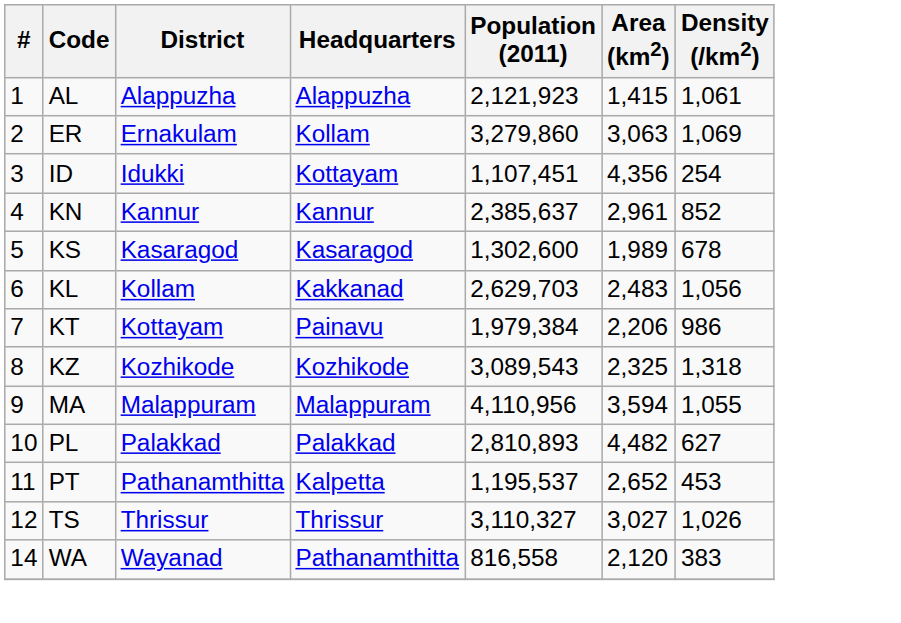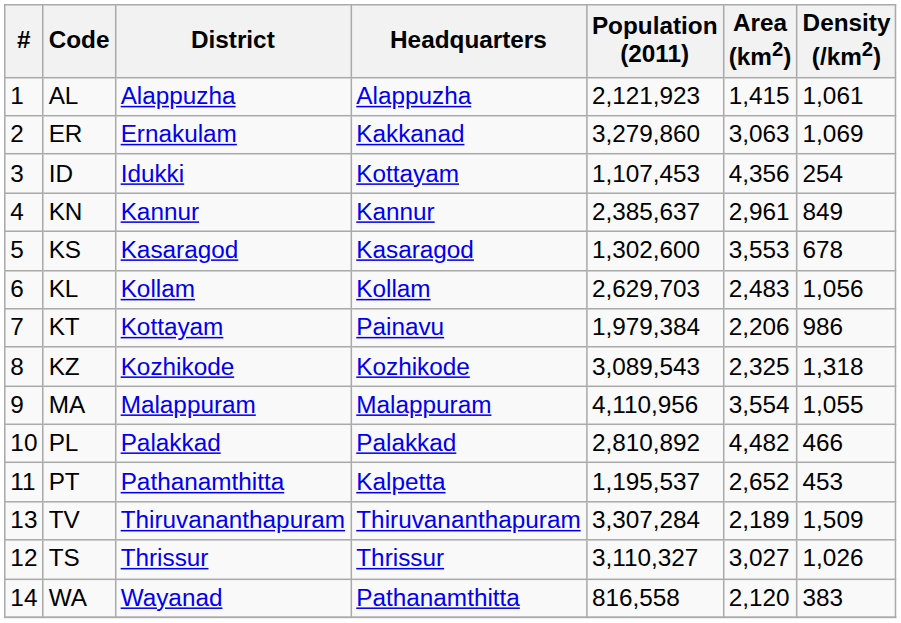(333, 134) Kollam -> (410, 134) Kakkanad
(524, 173) 1,107,451 -> (646, 173) 1,107,453
(701, 212) 852 -> (823, 212) 849
(638, 250) 1,989 -> (759, 250) 3,553
(350, 289) Kakkanad -> (393, 289) Kollam
(638, 404) 3,594 -> (759, 404) 3,554
(524, 443) 2,810,893 -> (646, 443) 2,810,892
(701, 443) 627 -> (823, 443) 466
+ row: (64, 520)
